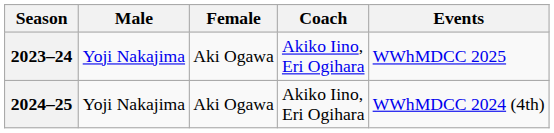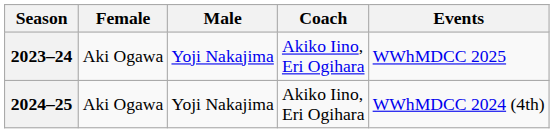columns swapped: (234, 18) <-> (134, 18)
